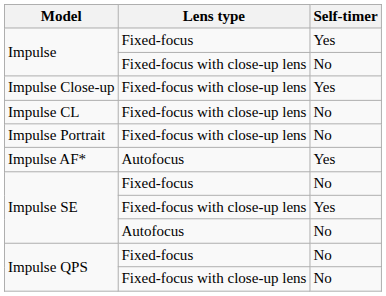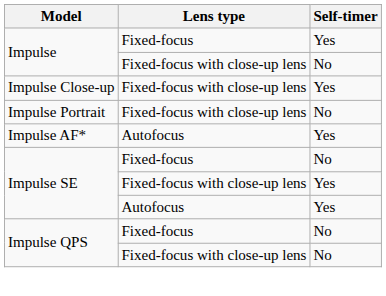- row: (44, 111)
(323, 231) No -> (324, 207) Yes
